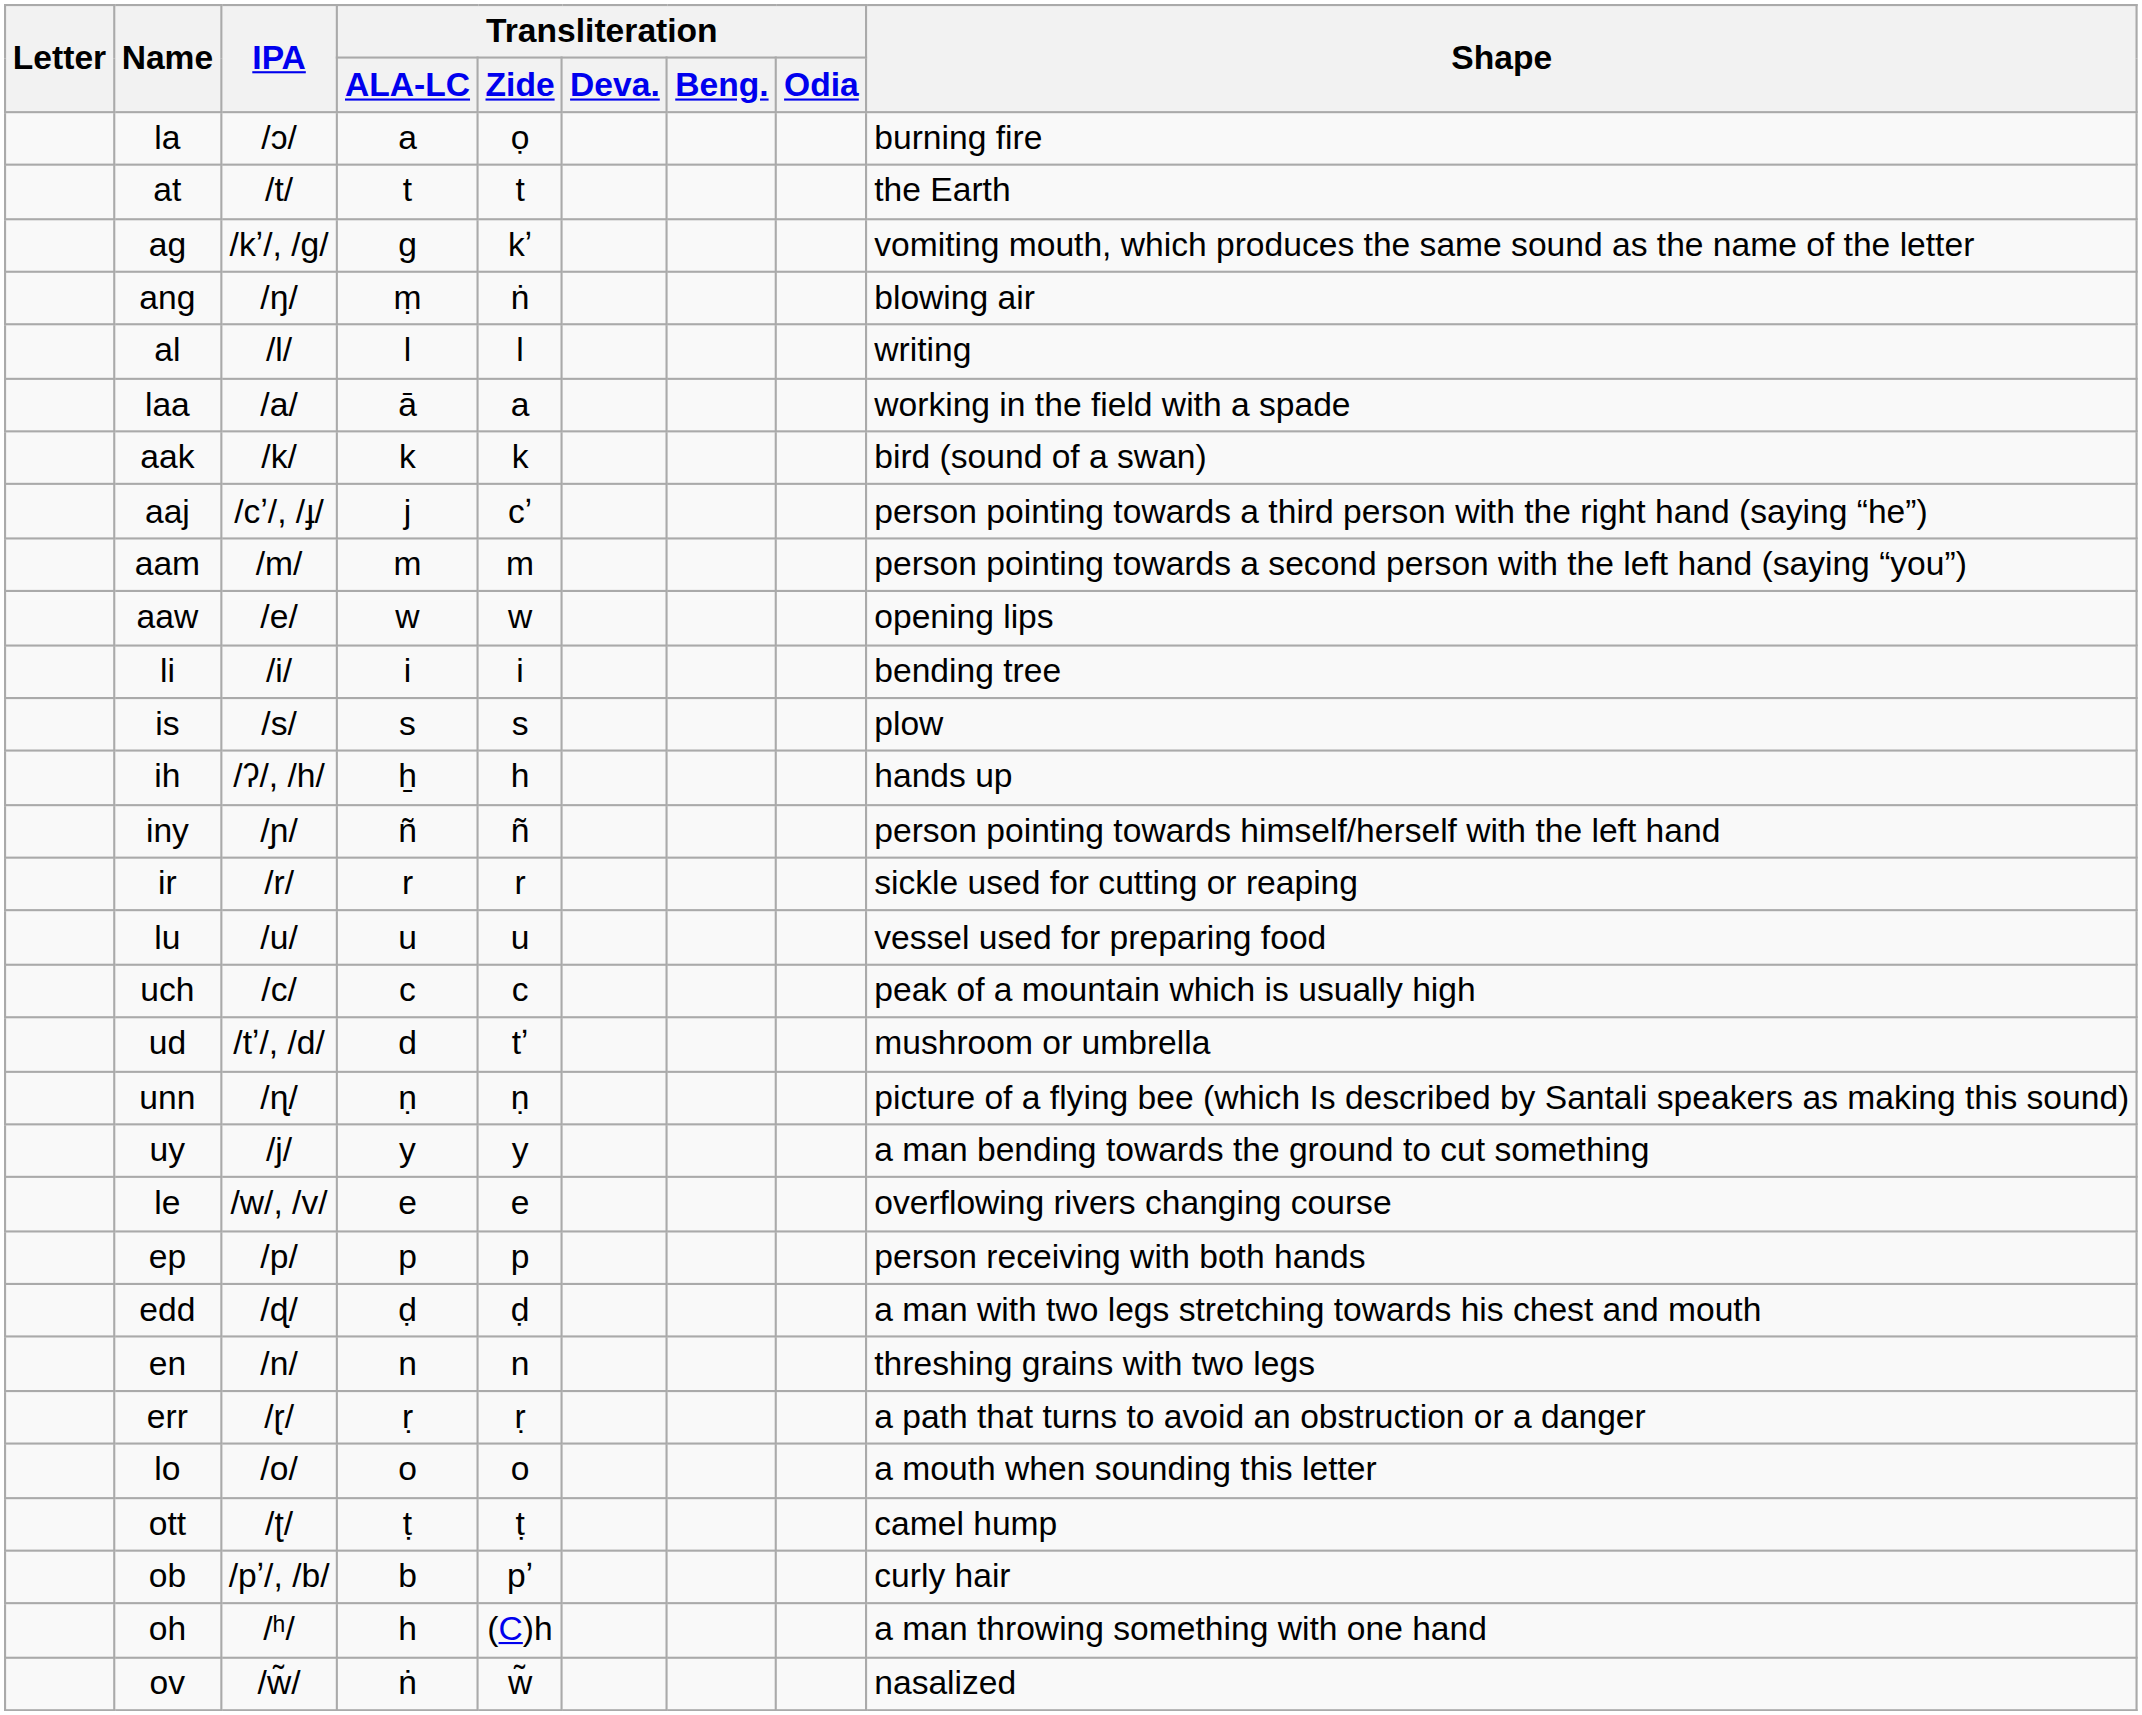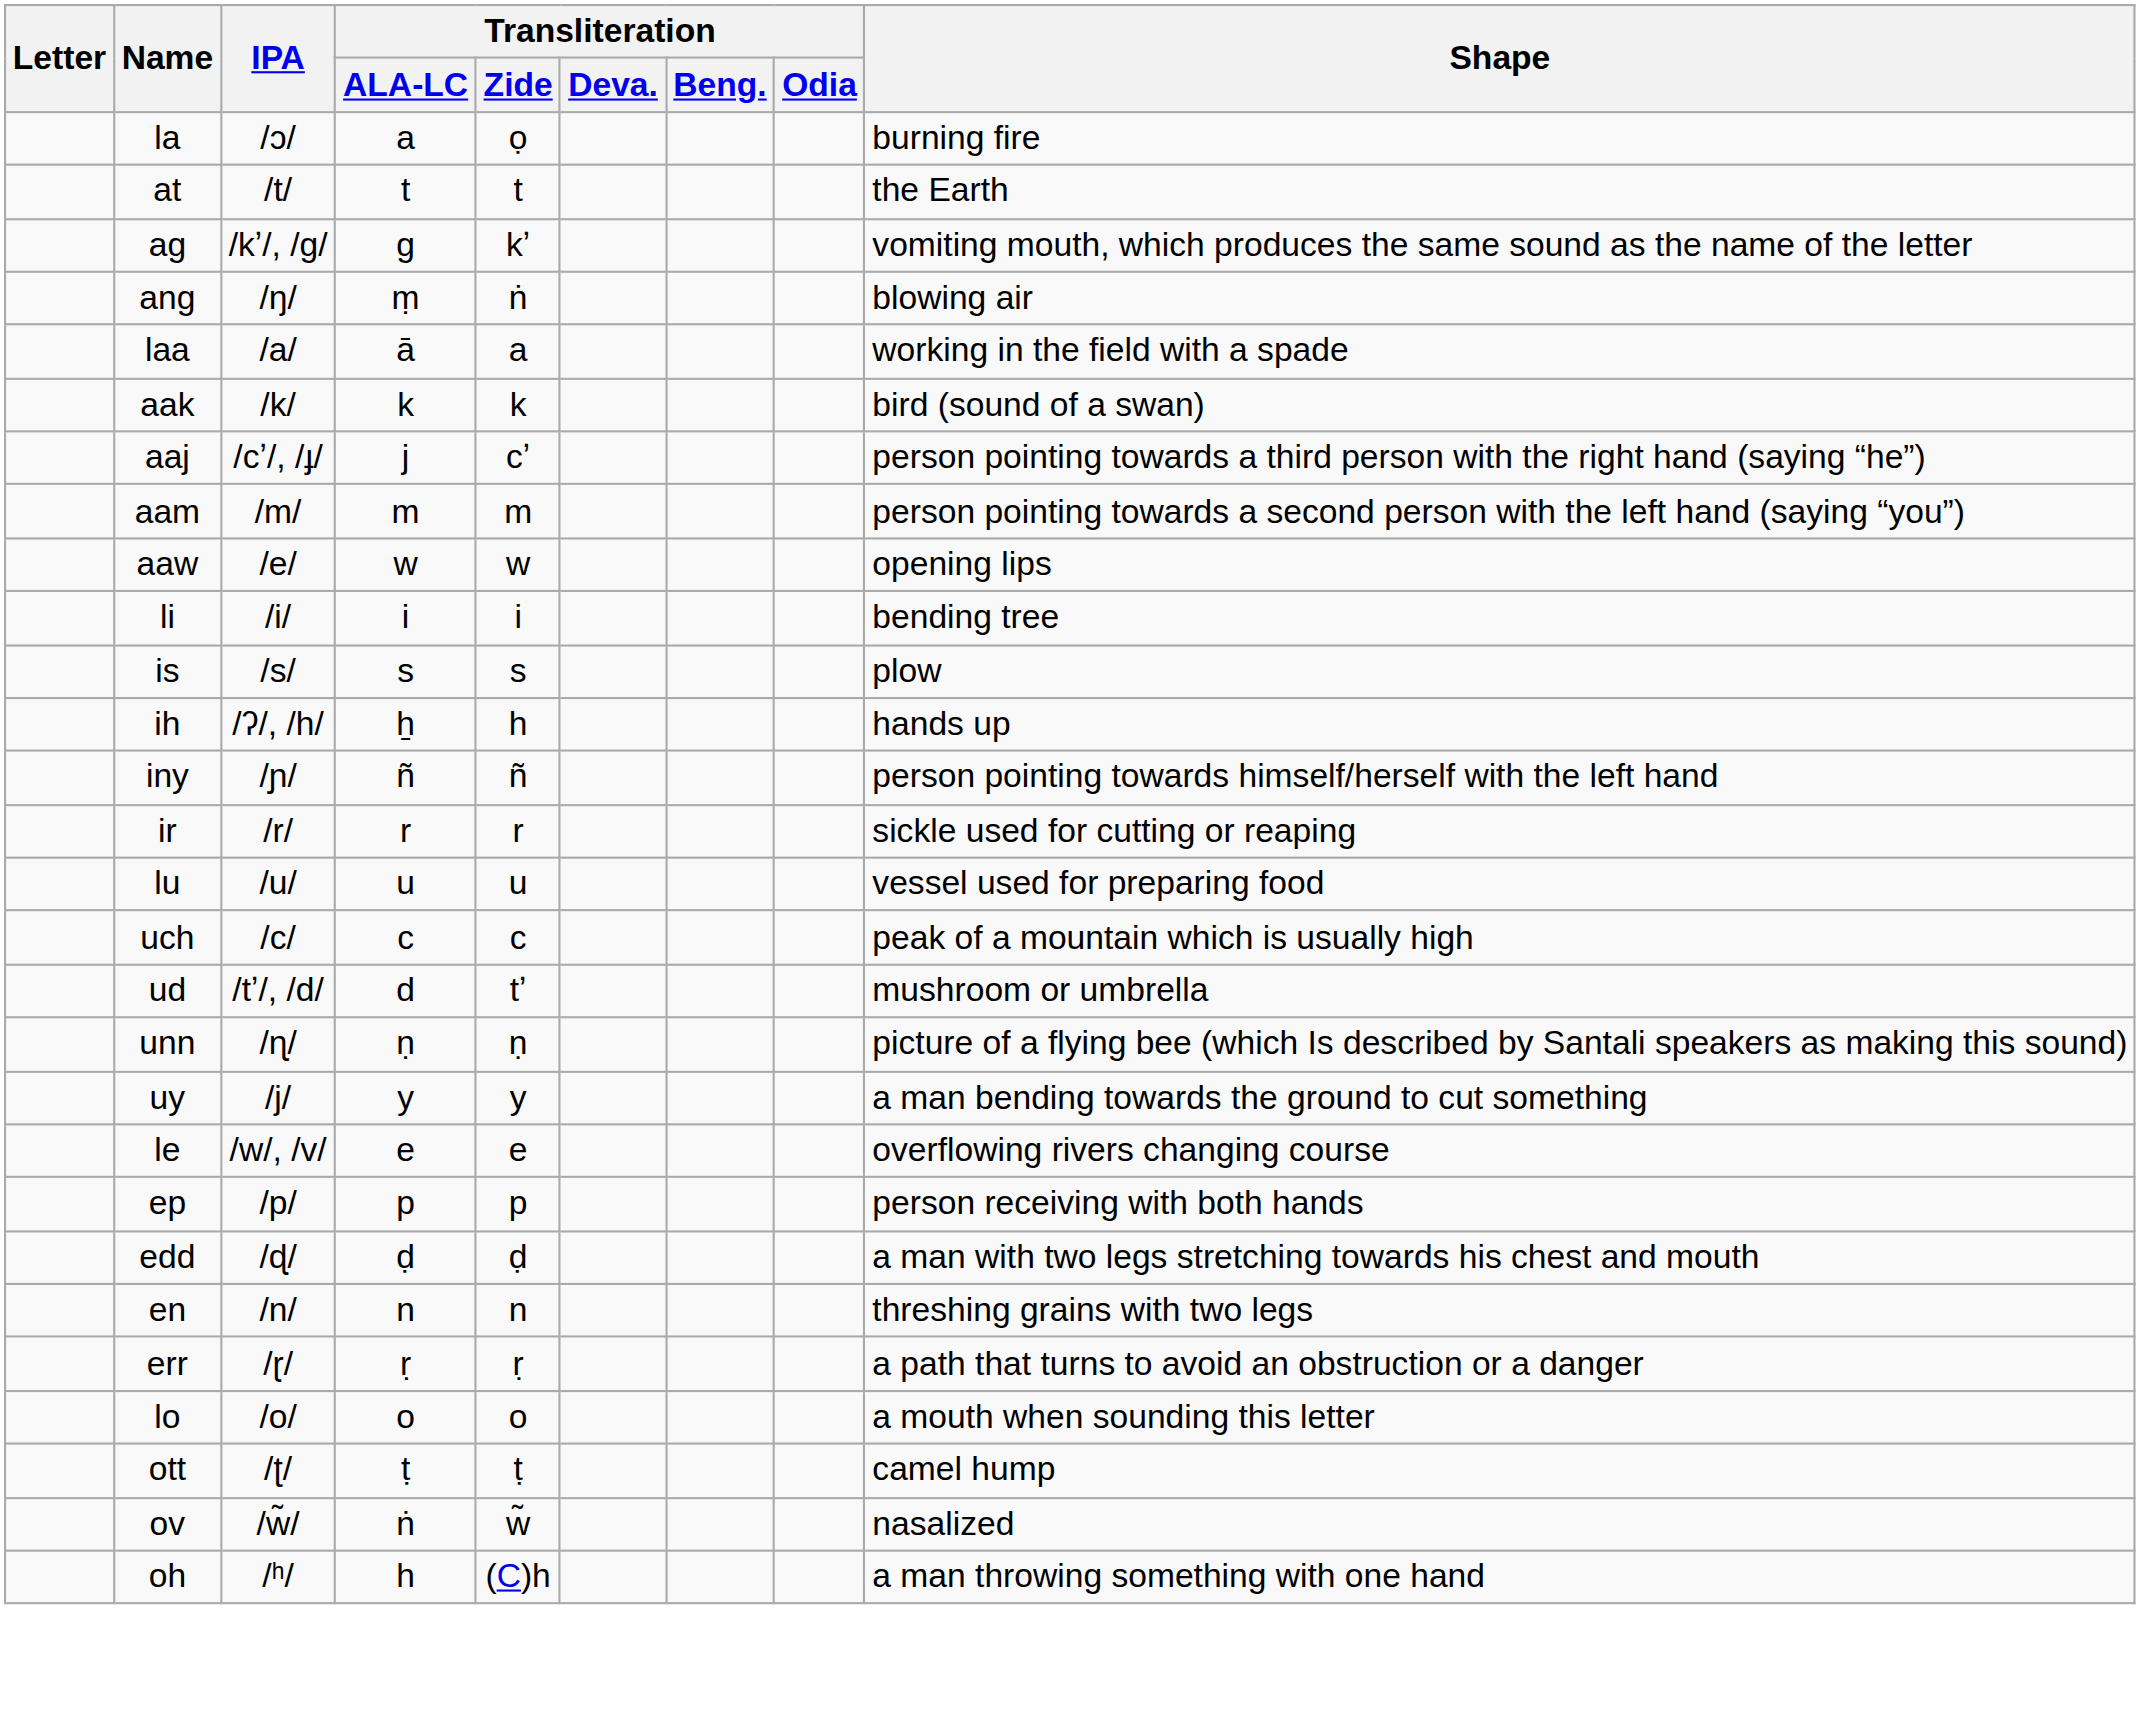- row: (167, 350)
- row: (167, 1576)
rows swapped: (167, 1683) <-> (167, 1629)
